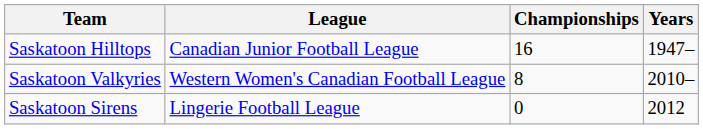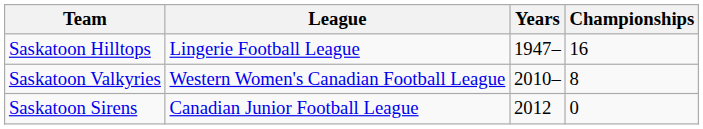columns swapped: (671, 19) <-> (576, 19)
(294, 49) Canadian Junior Football League -> (265, 49) Lingerie Football League
(265, 108) Lingerie Football League -> (294, 108) Canadian Junior Football League
